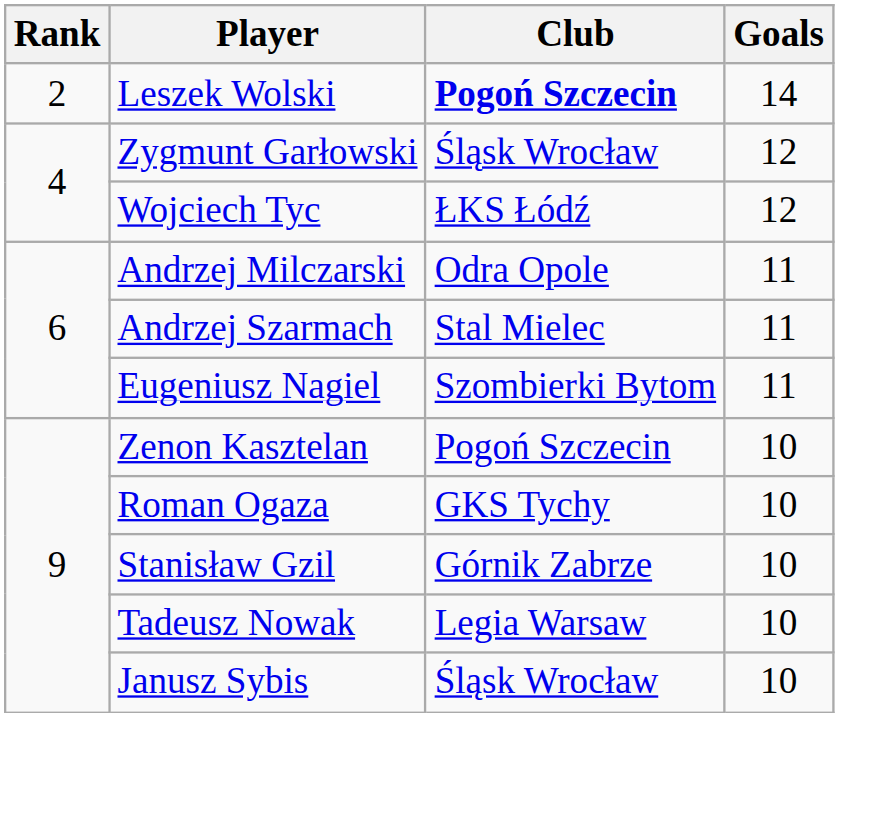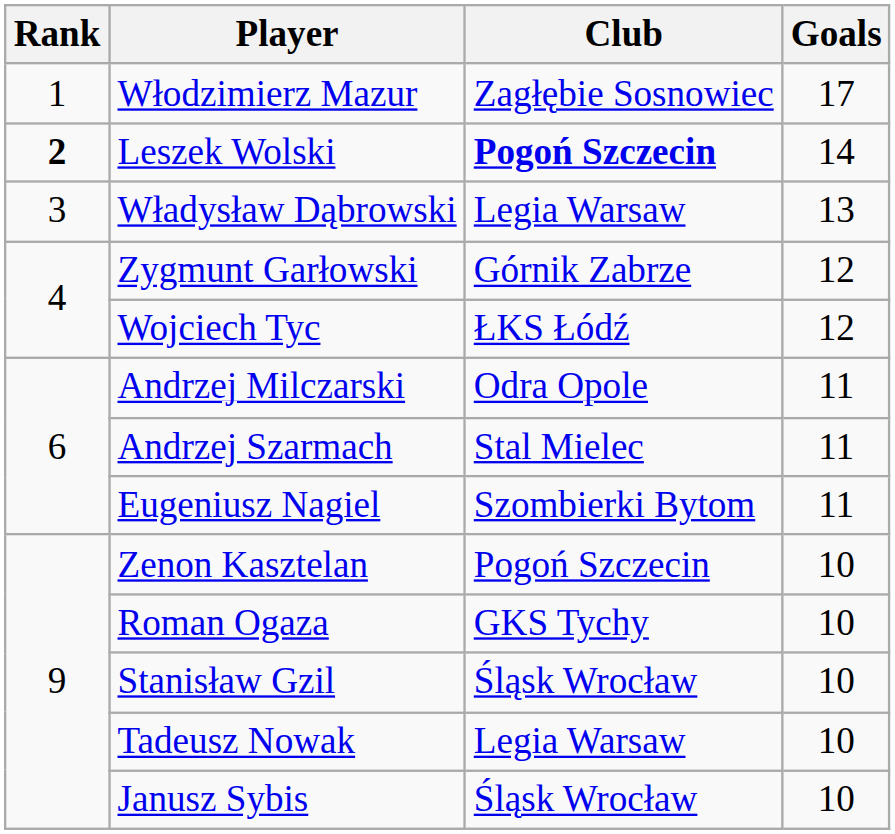+ row: (267, 92)
(57, 92) normal -> (57, 151) bold
+ row: (287, 210)
(546, 151) Śląsk Wrocław -> (582, 269) Górnik Zabrze
(543, 563) Górnik Zabrze -> (586, 681) Śląsk Wrocław
